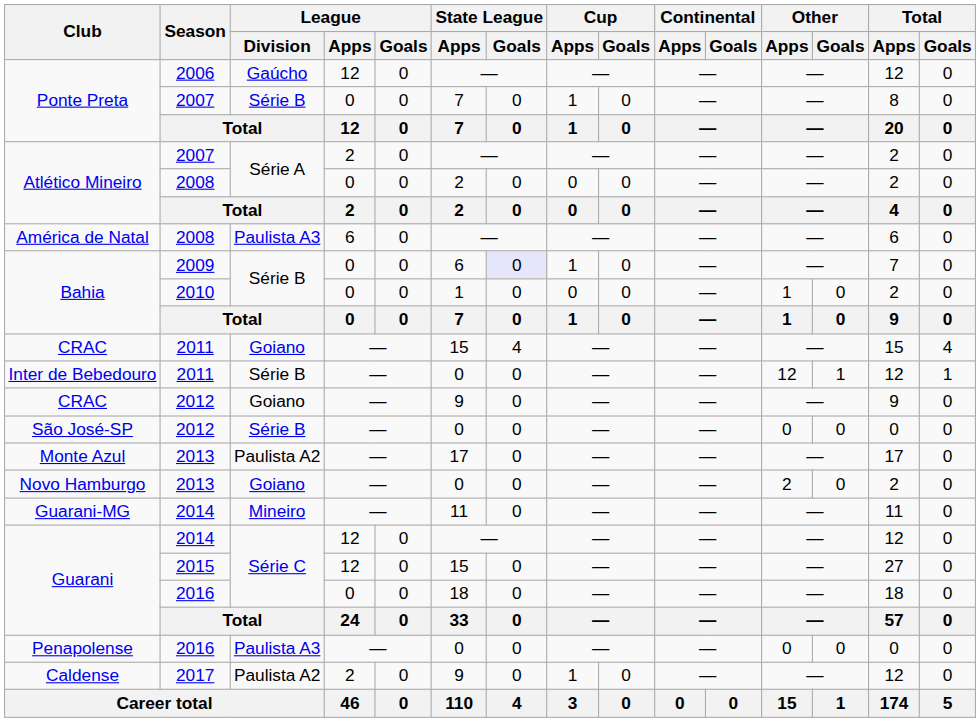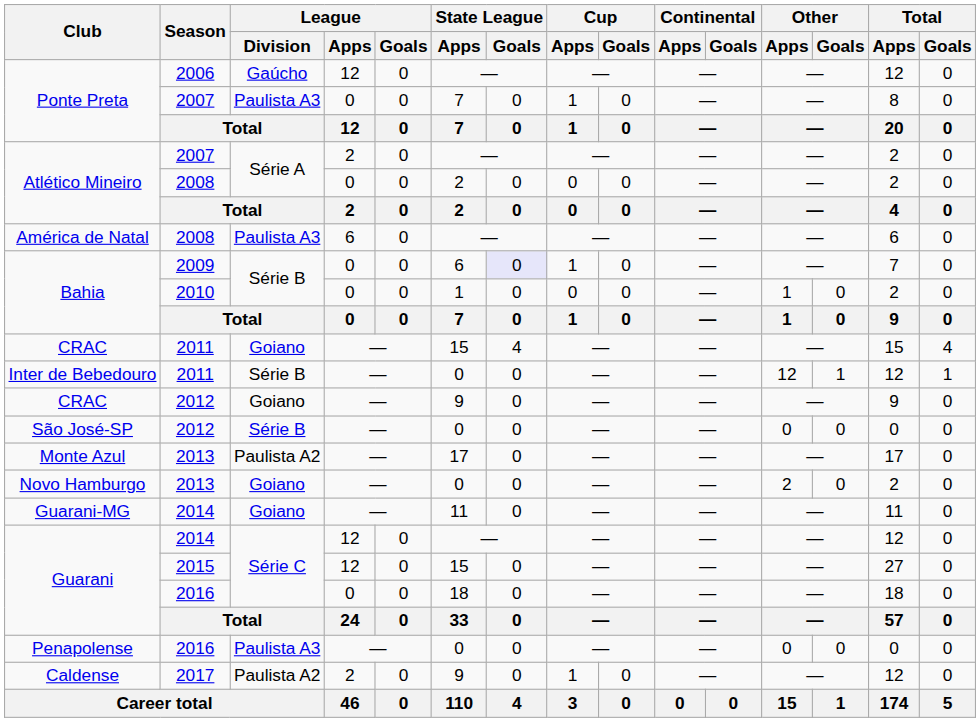(277, 100) Série B -> (277, 100) Paulista A3
(277, 511) Mineiro -> (277, 511) Goiano
